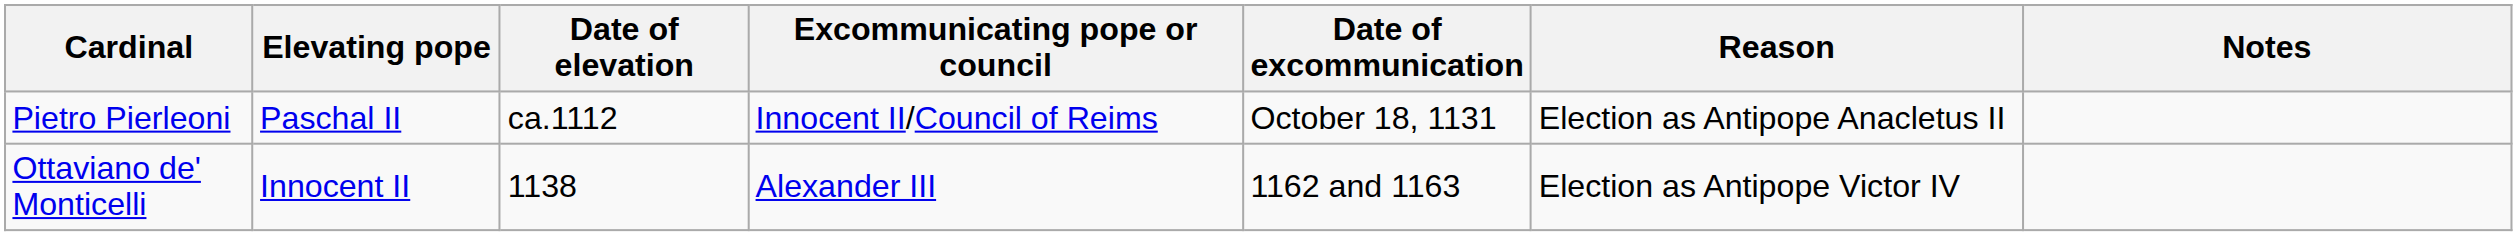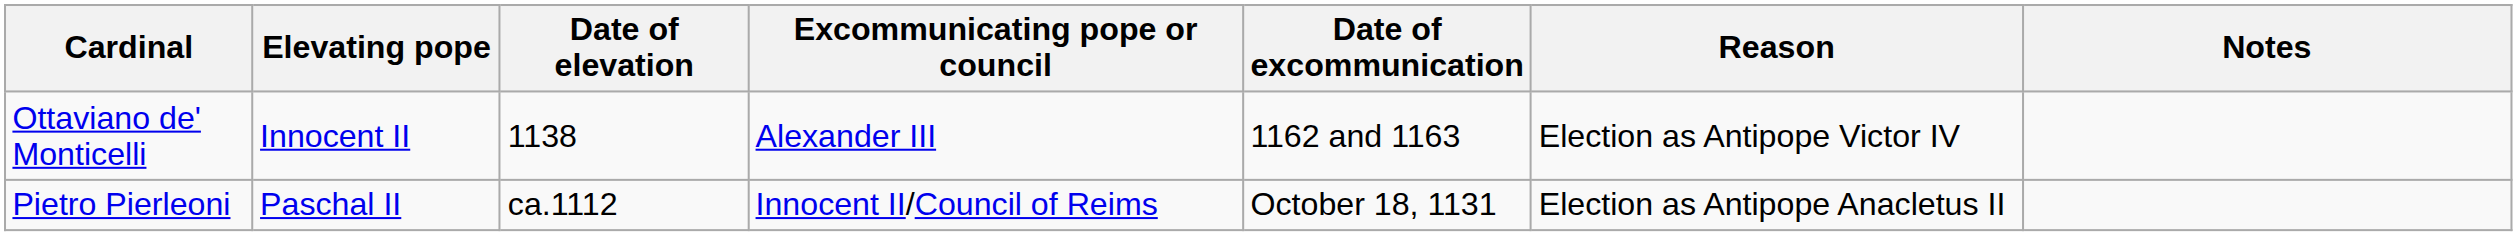rows swapped: (121, 117) <-> (107, 186)
